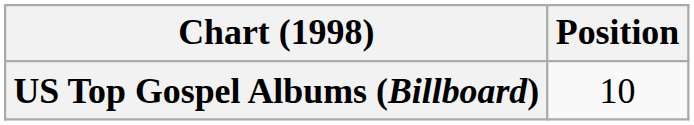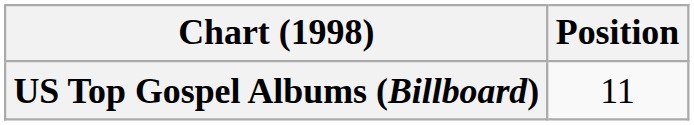(617, 89) 10 -> (617, 89) 11
